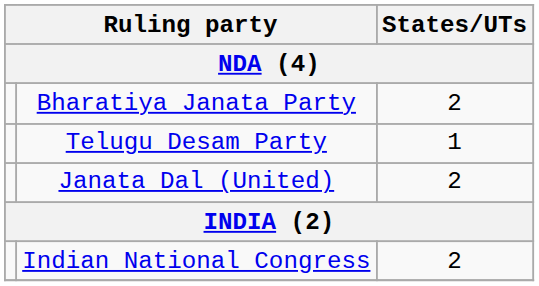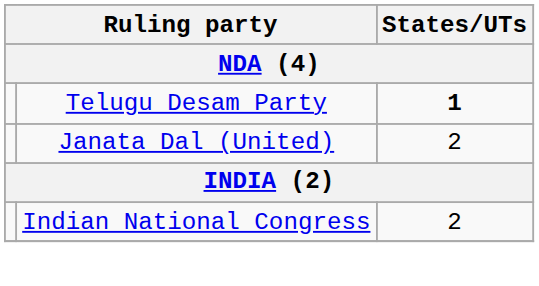- row: (196, 103)
(454, 143) normal -> (454, 103) bold
